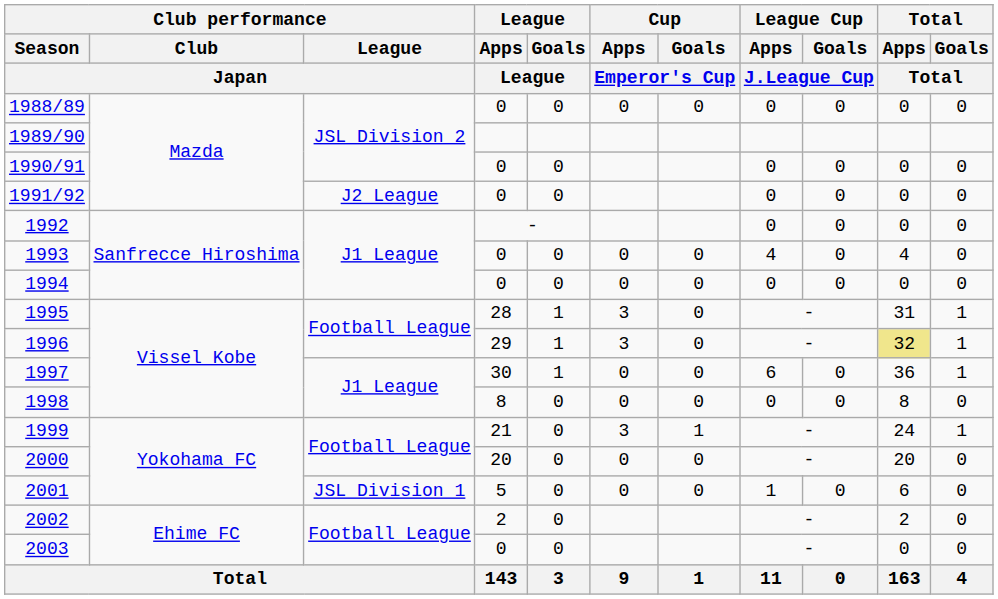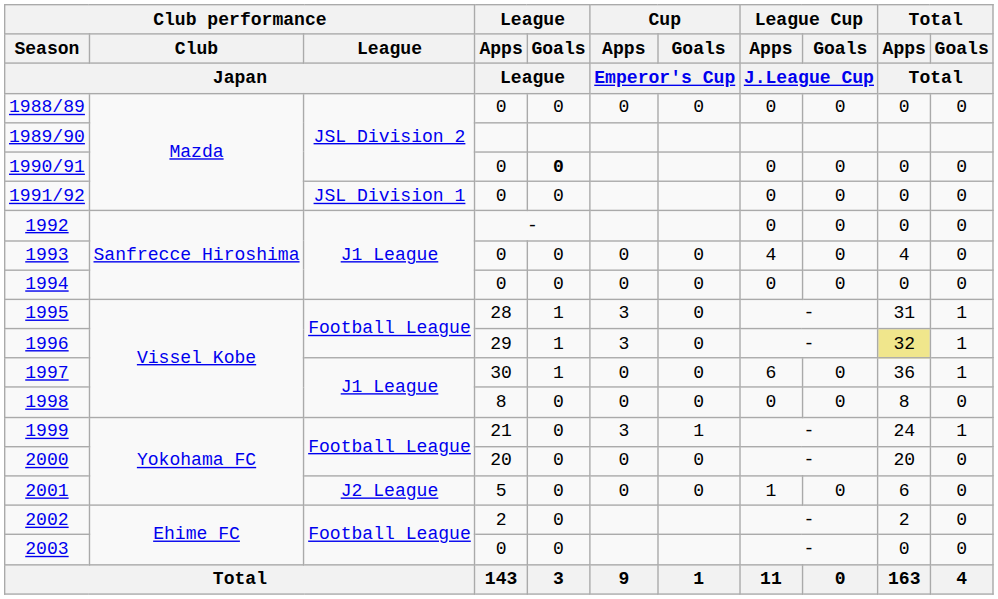(559, 167) normal -> (559, 167) bold
(389, 196) J2 League -> (389, 196) JSL Division 1
(389, 491) JSL Division 1 -> (389, 491) J2 League
